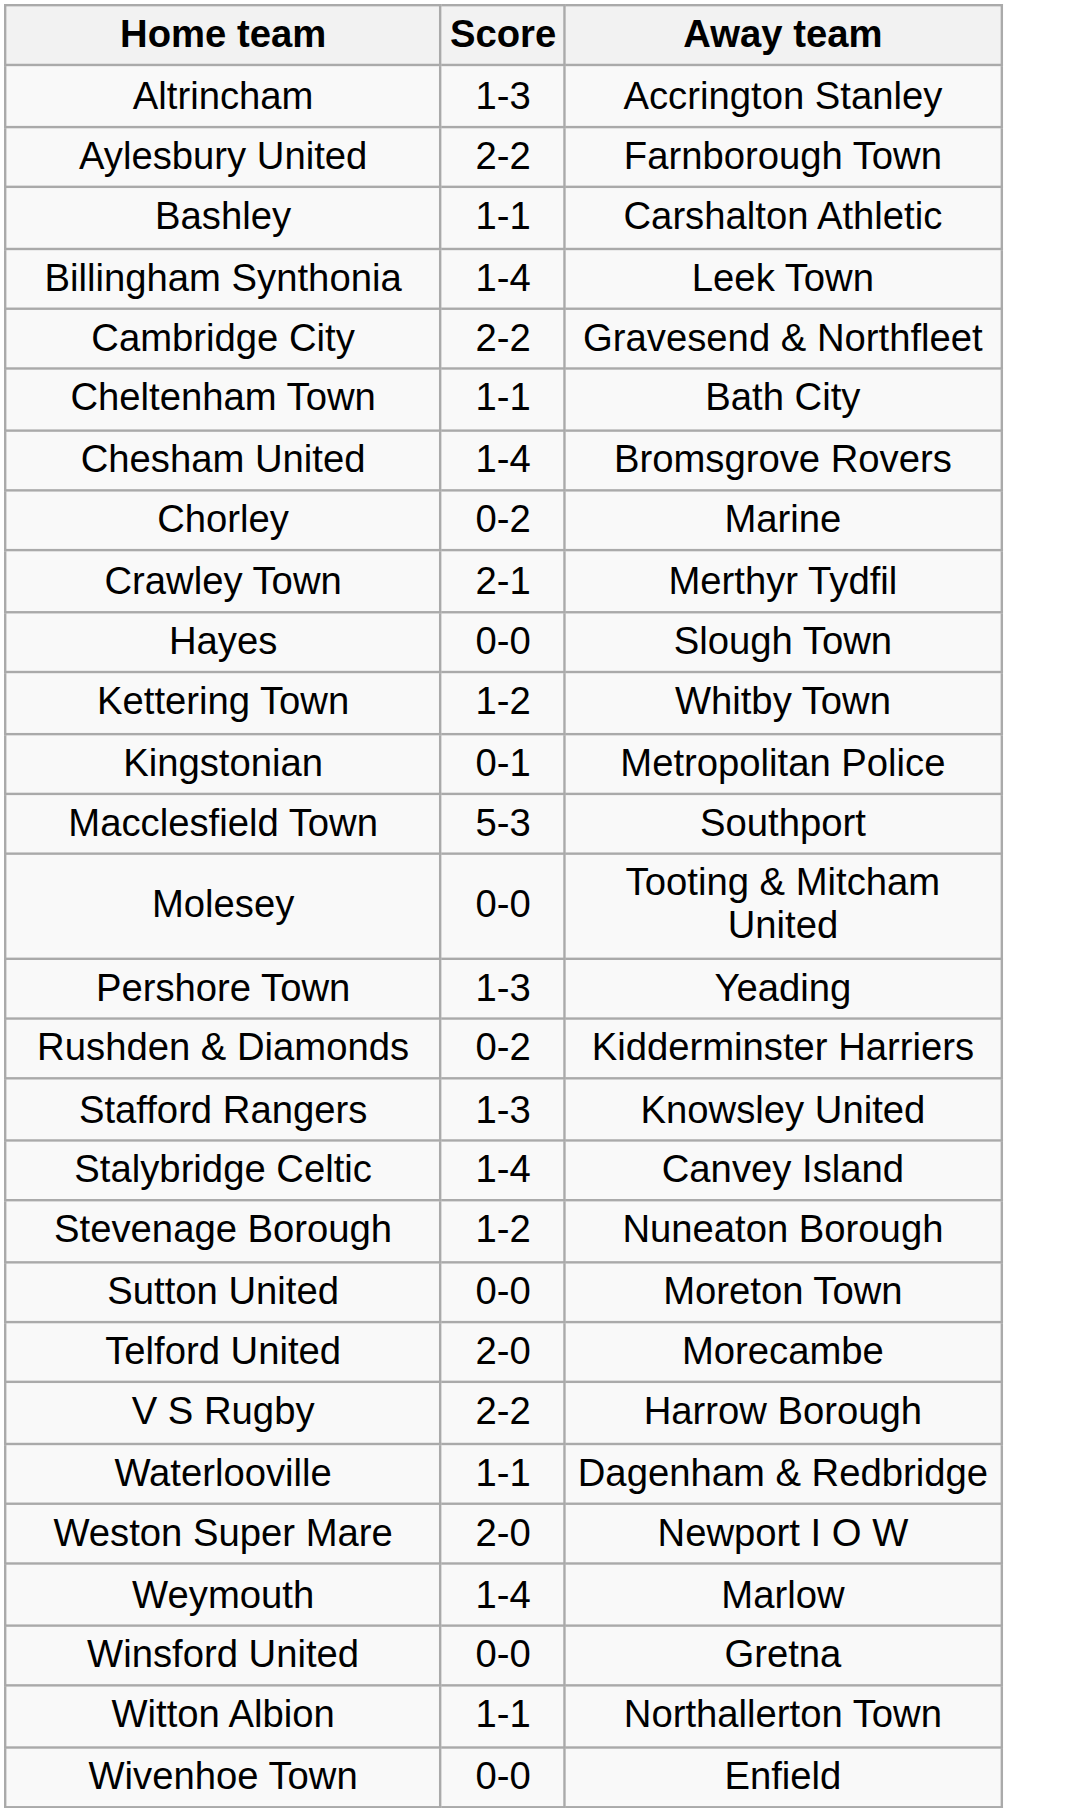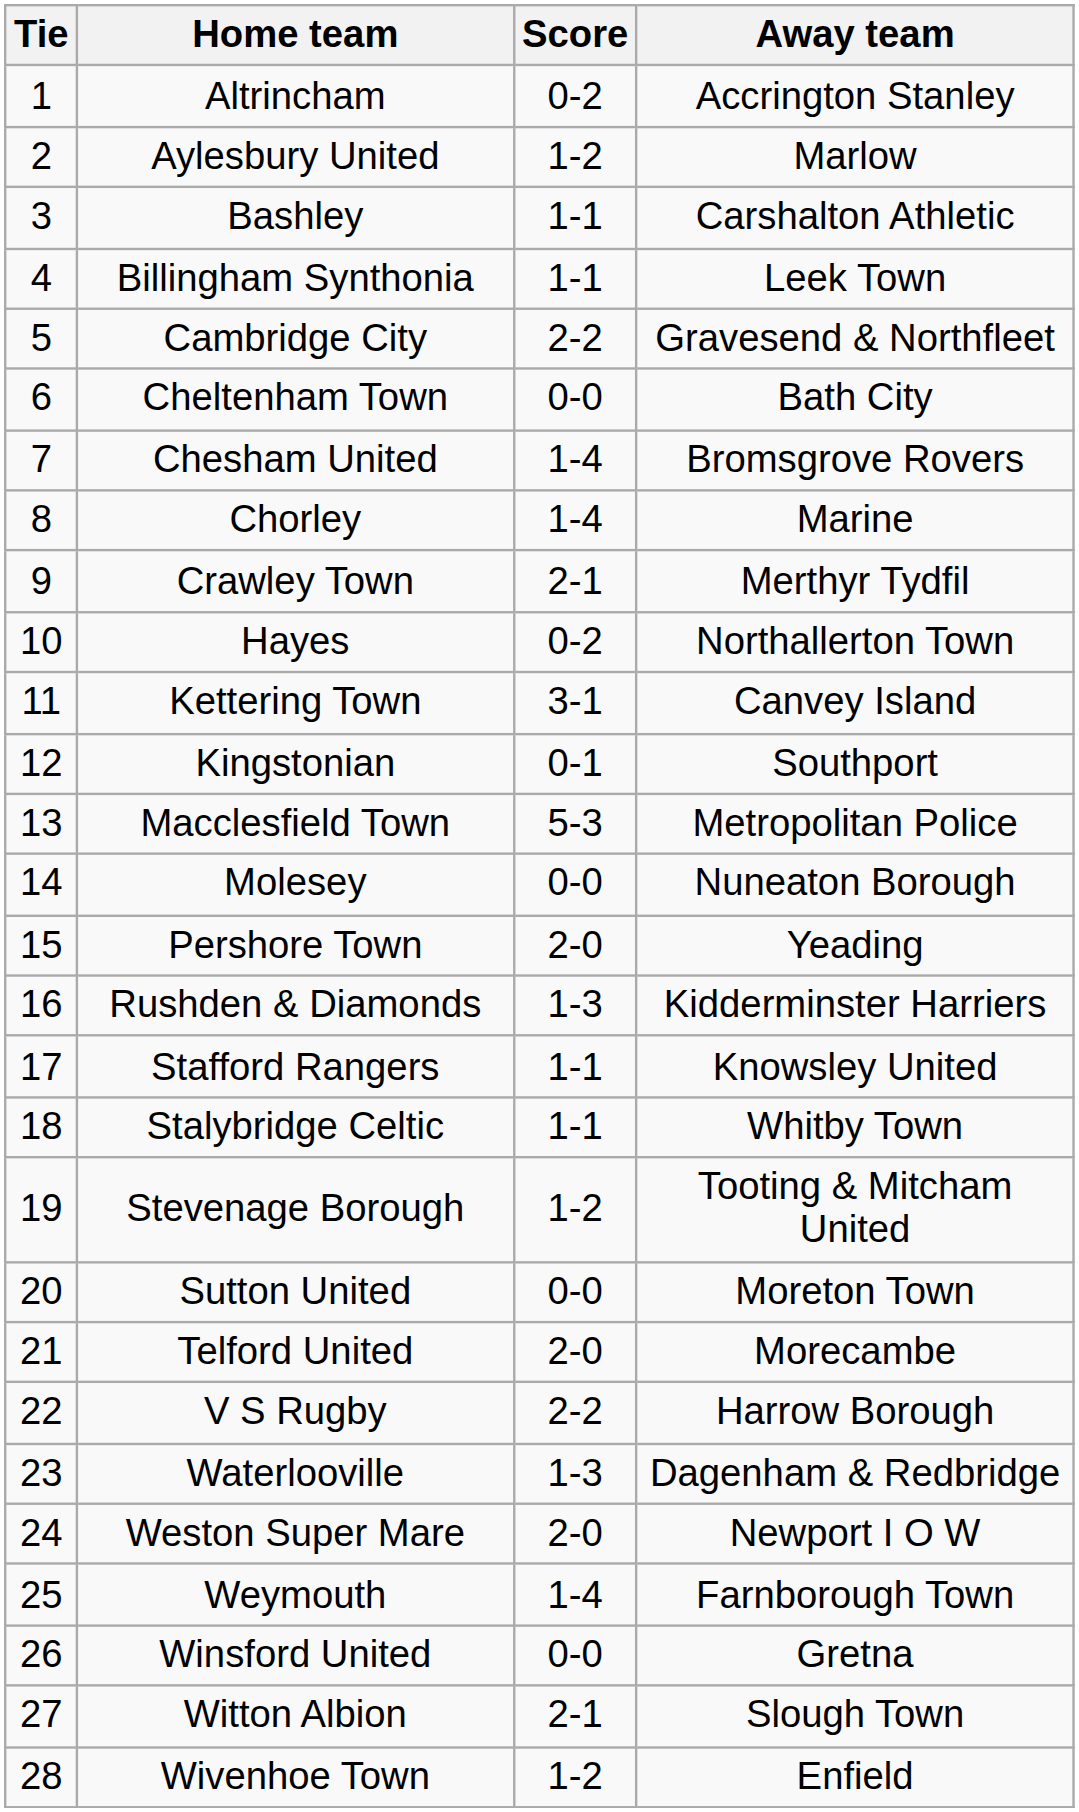+ column: (41, 34)
(503, 95) 1-3 -> (575, 95) 0-2
(503, 156) 2-2 -> (575, 156) 1-2
(783, 156) Farnborough Town -> (855, 156) Marlow
(503, 277) 1-4 -> (575, 277) 1-1
(503, 398) 1-1 -> (575, 398) 0-0
(503, 519) 0-2 -> (575, 519) 1-4
(503, 641) 0-0 -> (575, 641) 0-2
(783, 641) Slough Town -> (855, 641) Northallerton Town
(503, 701) 1-2 -> (575, 701) 3-1
(783, 701) Whitby Town -> (855, 701) Canvey Island
(783, 762) Metropolitan Police -> (855, 762) Southport
(783, 823) Southport -> (855, 823) Metropolitan Police
(783, 905) Tooting & Mitcham United -> (855, 883) Nuneaton Borough
(503, 987) 1-3 -> (575, 944) 2-0
(503, 1048) 0-2 -> (575, 1005) 1-3
(503, 1108) 1-3 -> (575, 1065) 1-1
(503, 1169) 1-4 -> (575, 1126) 1-1
(783, 1169) Canvey Island -> (855, 1126) Whitby Town
(783, 1230) Nuneaton Borough -> (855, 1208) Tooting & Mitcham United
(503, 1472) 1-1 -> (575, 1472) 1-3
(783, 1593) Marlow -> (855, 1593) Farnborough Town
(503, 1715) 1-1 -> (575, 1715) 2-1
(783, 1715) Northallerton Town -> (855, 1715) Slough Town
(503, 1775) 0-0 -> (575, 1775) 1-2
